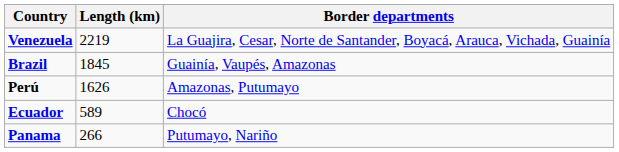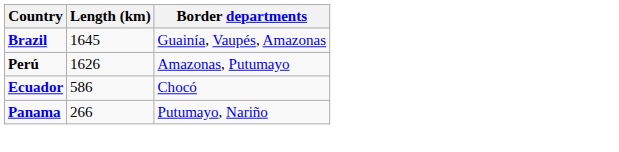- row: (40, 40)
(95, 64) 1845 -> (85, 40) 1645
(91, 111) 589 -> (81, 87) 586
